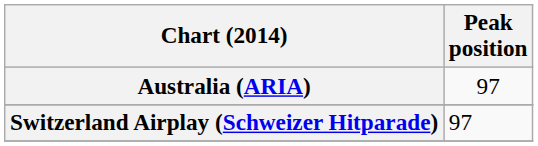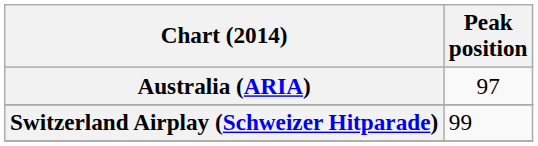(460, 122) 97 -> (460, 122) 99
